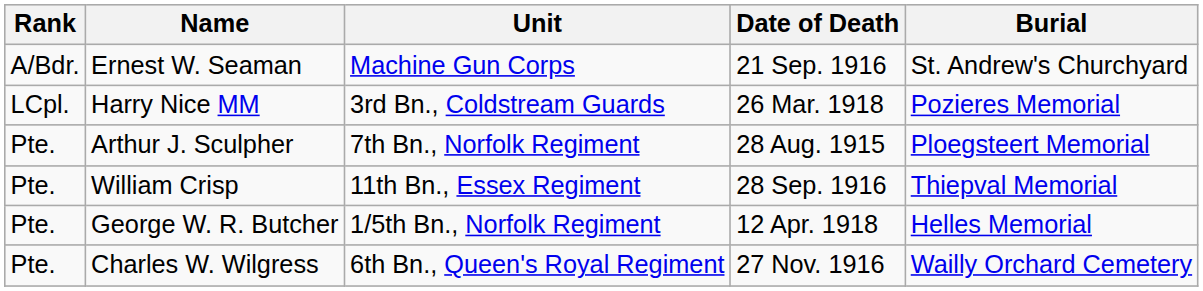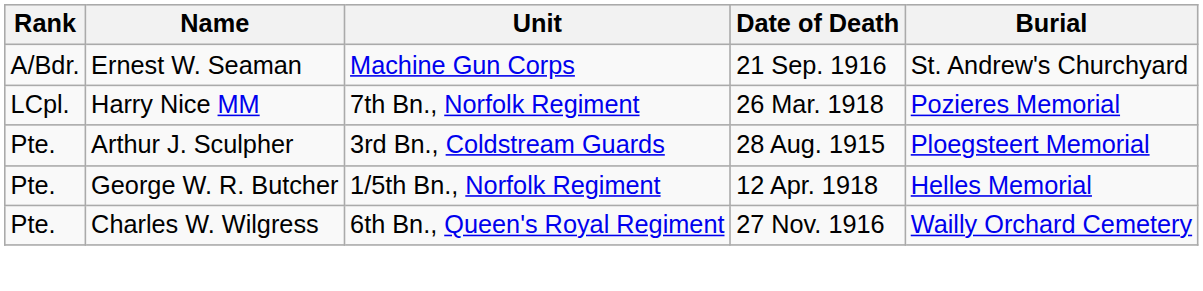(507, 104) 3rd Bn., Coldstream Guards -> (495, 104) 7th Bn., Norfolk Regiment
(495, 144) 7th Bn., Norfolk Regiment -> (507, 144) 3rd Bn., Coldstream Guards
- row: (165, 184)
